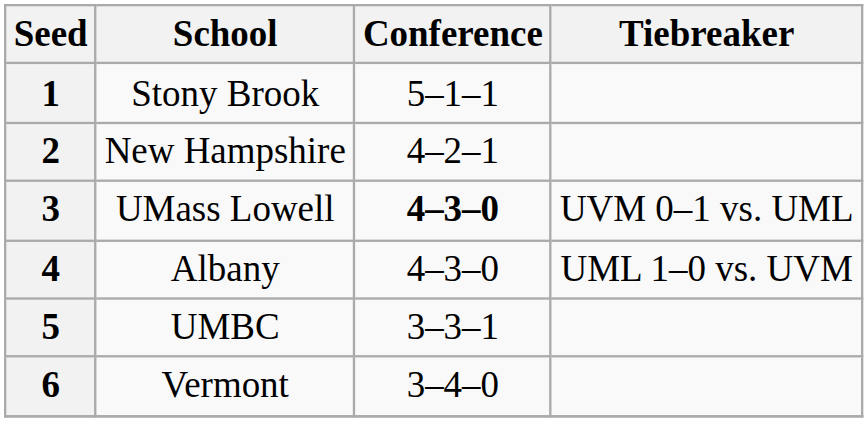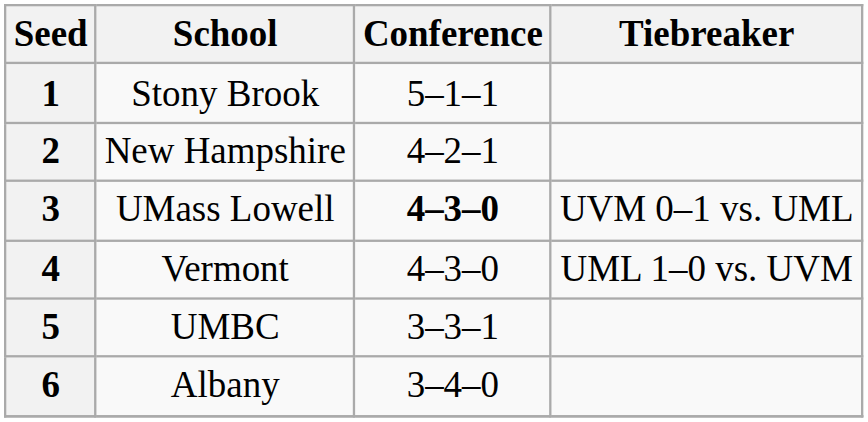(225, 268) Albany -> (225, 268) Vermont
(225, 385) Vermont -> (225, 385) Albany
